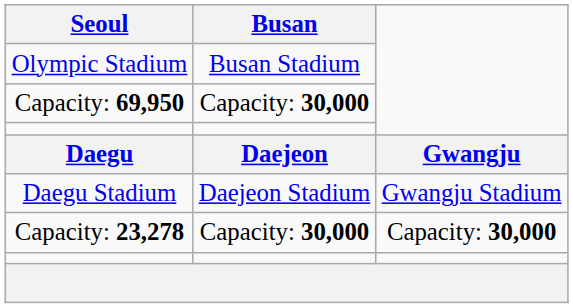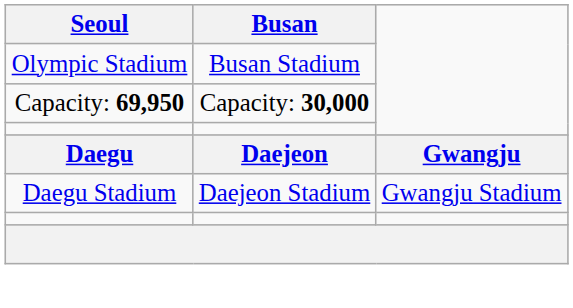- row: (100, 232)
